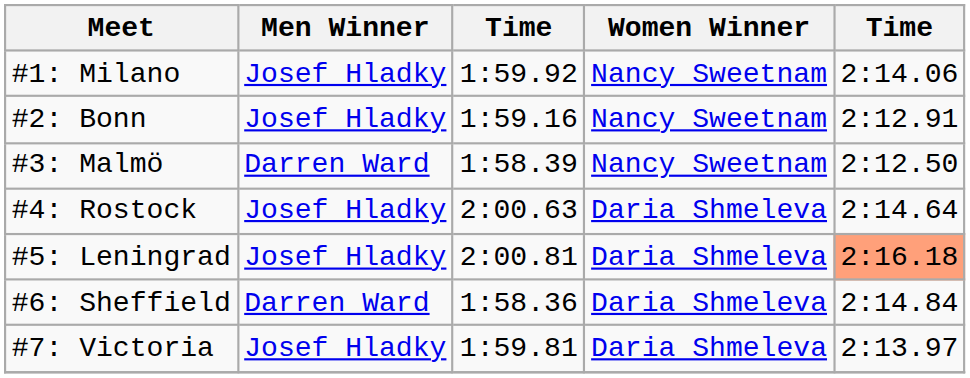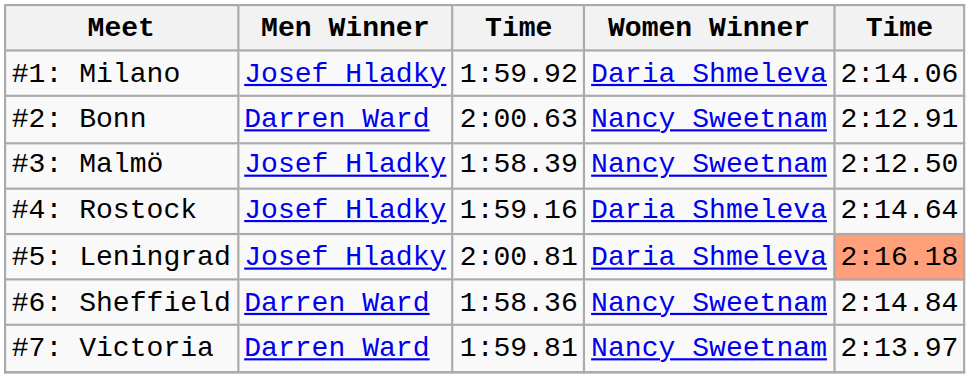(709, 74) Nancy Sweetnam -> (709, 74) Daria Shmeleva
(345, 119) Josef Hladky -> (337, 119) Darren Ward
(519, 119) 1:59.16 -> (519, 119) 2:00.63
(337, 165) Darren Ward -> (345, 165) Josef Hladky
(519, 211) 2:00.63 -> (519, 211) 1:59.16
(709, 303) Daria Shmeleva -> (709, 303) Nancy Sweetnam
(345, 348) Josef Hladky -> (337, 348) Darren Ward
(709, 348) Daria Shmeleva -> (709, 348) Nancy Sweetnam
